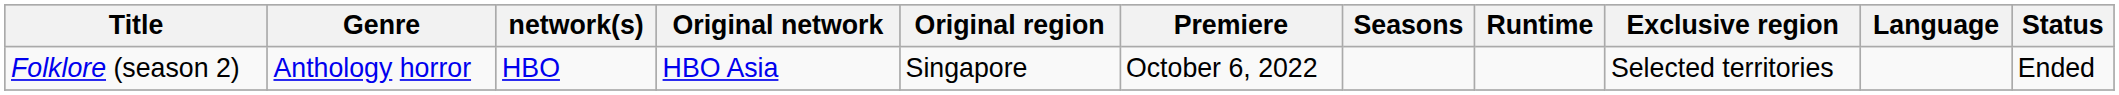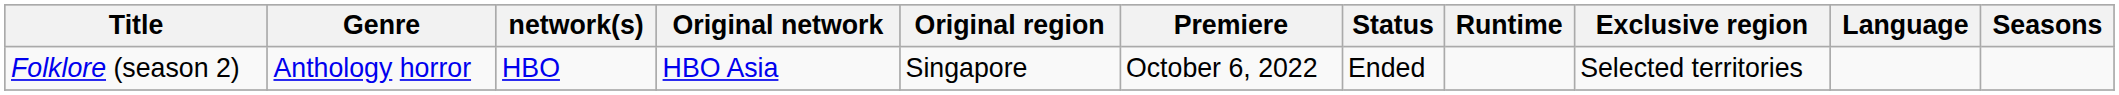columns swapped: (1408, 25) <-> (2063, 25)
